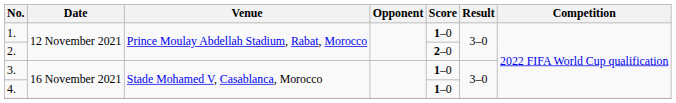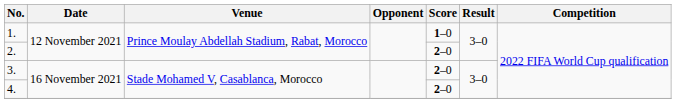(443, 70) 1–0 -> (443, 70) 2–0
(443, 88) 1–0 -> (443, 88) 2–0
